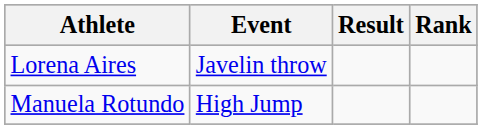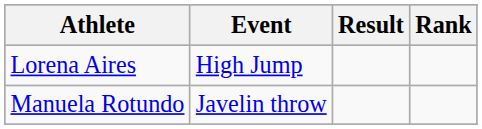(261, 64) Javelin throw -> (249, 64) High Jump
(249, 104) High Jump -> (261, 104) Javelin throw
